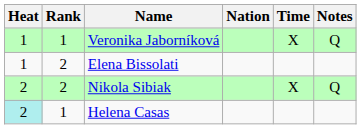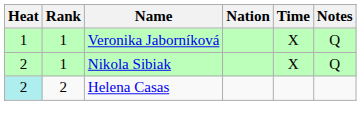- row: (133, 64)
(63, 87) 2 -> (63, 64) 1
(63, 111) 1 -> (63, 87) 2
